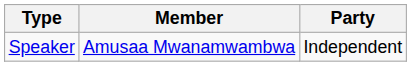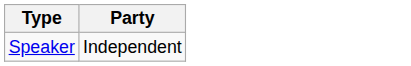- column: (189, 18)
